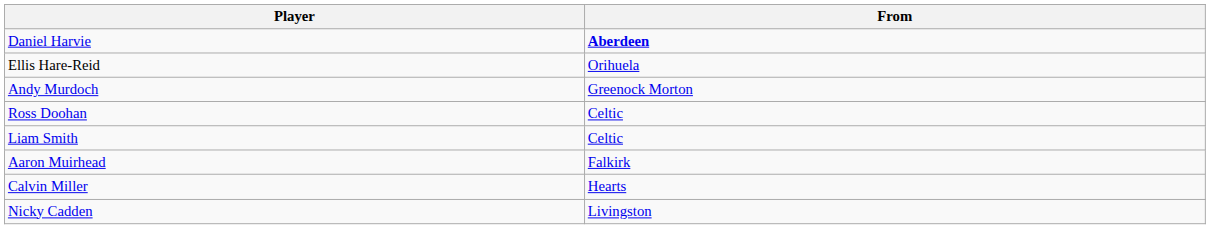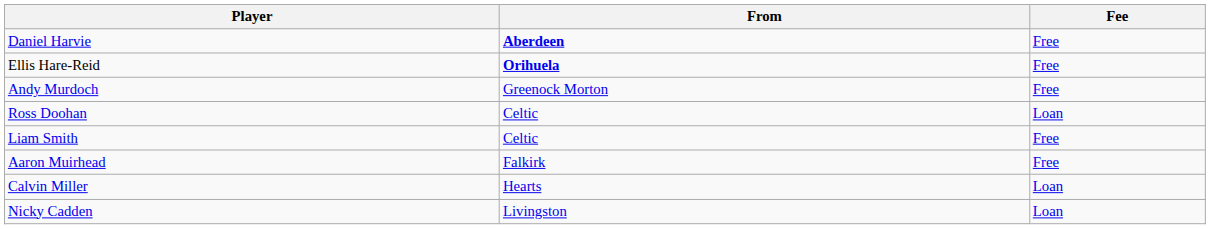+ column: (1117, 16)
(614, 65) normal -> (531, 65) bold
